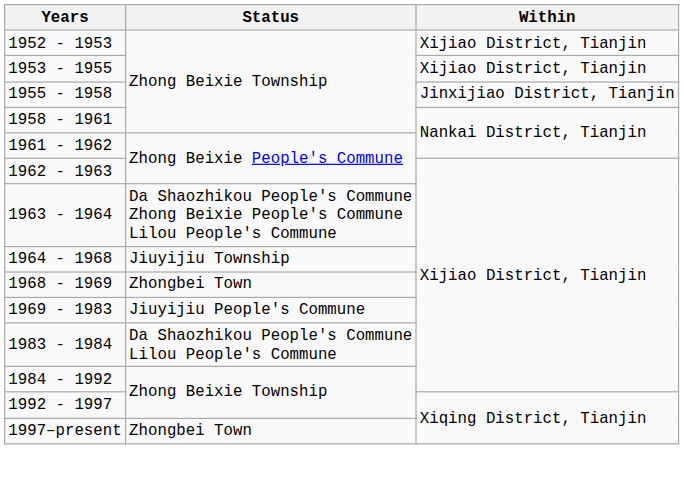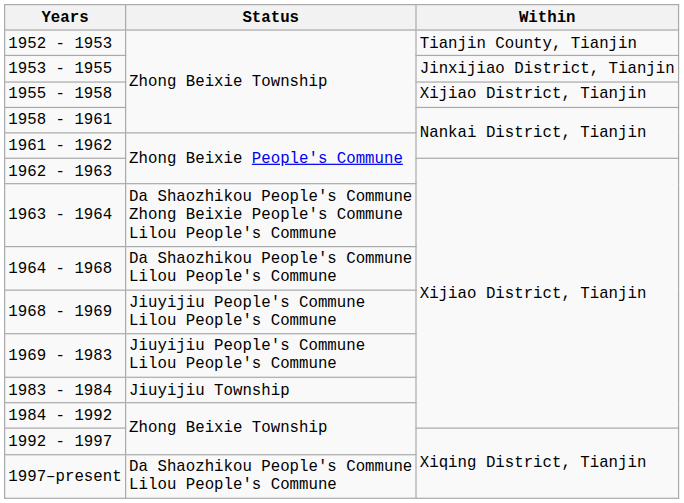(533, 43) Xijiao District, Tianjin -> (528, 43) Tianjin County, Tianjin
(533, 69) Xijiao District, Tianjin -> (547, 69) Jinxijiao District, Tianjin
(547, 94) Jinxijiao District, Tianjin -> (533, 94) Xijiao District, Tianjin
(209, 259) Jiuyijiu Township -> (271, 268) Da Shaozhikou People's Commune Lilou People's Commune
(190, 284) Zhongbei Town -> (247, 312) Jiuyijiu People's Commune Lilou People's Commune
(247, 310) Jiuyijiu People's Commune -> (247, 355) Jiuyijiu People's Commune Lilou People's Commune
(271, 345) Da Shaozhikou People's Commune Lilou People's Commune -> (209, 390) Jiuyijiu Township
(190, 431) Zhongbei Town -> (271, 476) Da Shaozhikou People's Commune Lilou People's Commune
